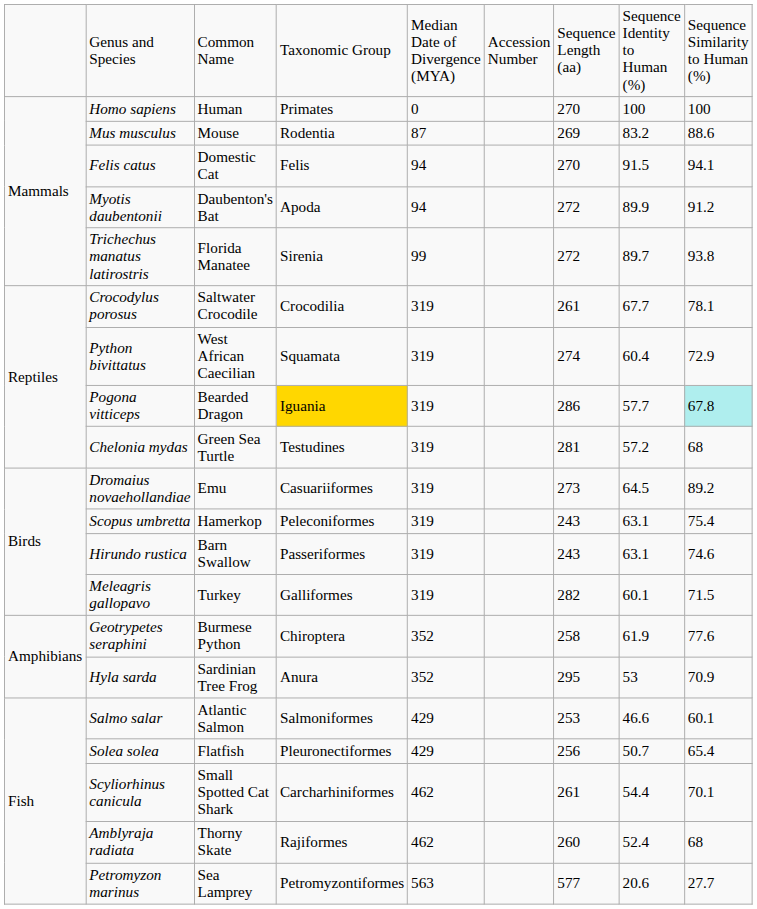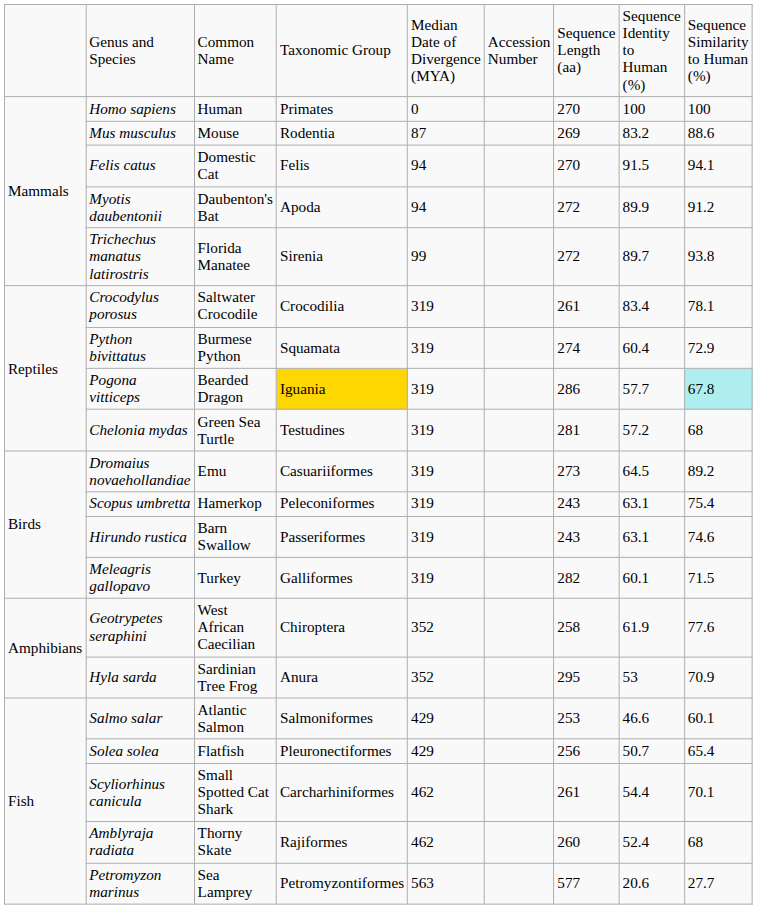(636, 306) 67.7 -> (636, 306) 83.4
(226, 356) West African Caecilian -> (225, 347) Burmese Python
(225, 636) Burmese Python -> (226, 627) West African Caecilian
